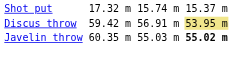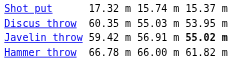(110, 23) 59.42 m -> (110, 23) 60.35 m
(158, 23) 56.91 m -> (158, 23) 55.03 m
(207, 23) khaki background -> (207, 23) no background
(110, 38) 60.35 m -> (110, 38) 59.42 m
(158, 38) 55.03 m -> (158, 38) 56.91 m
+ row: (40, 53)
